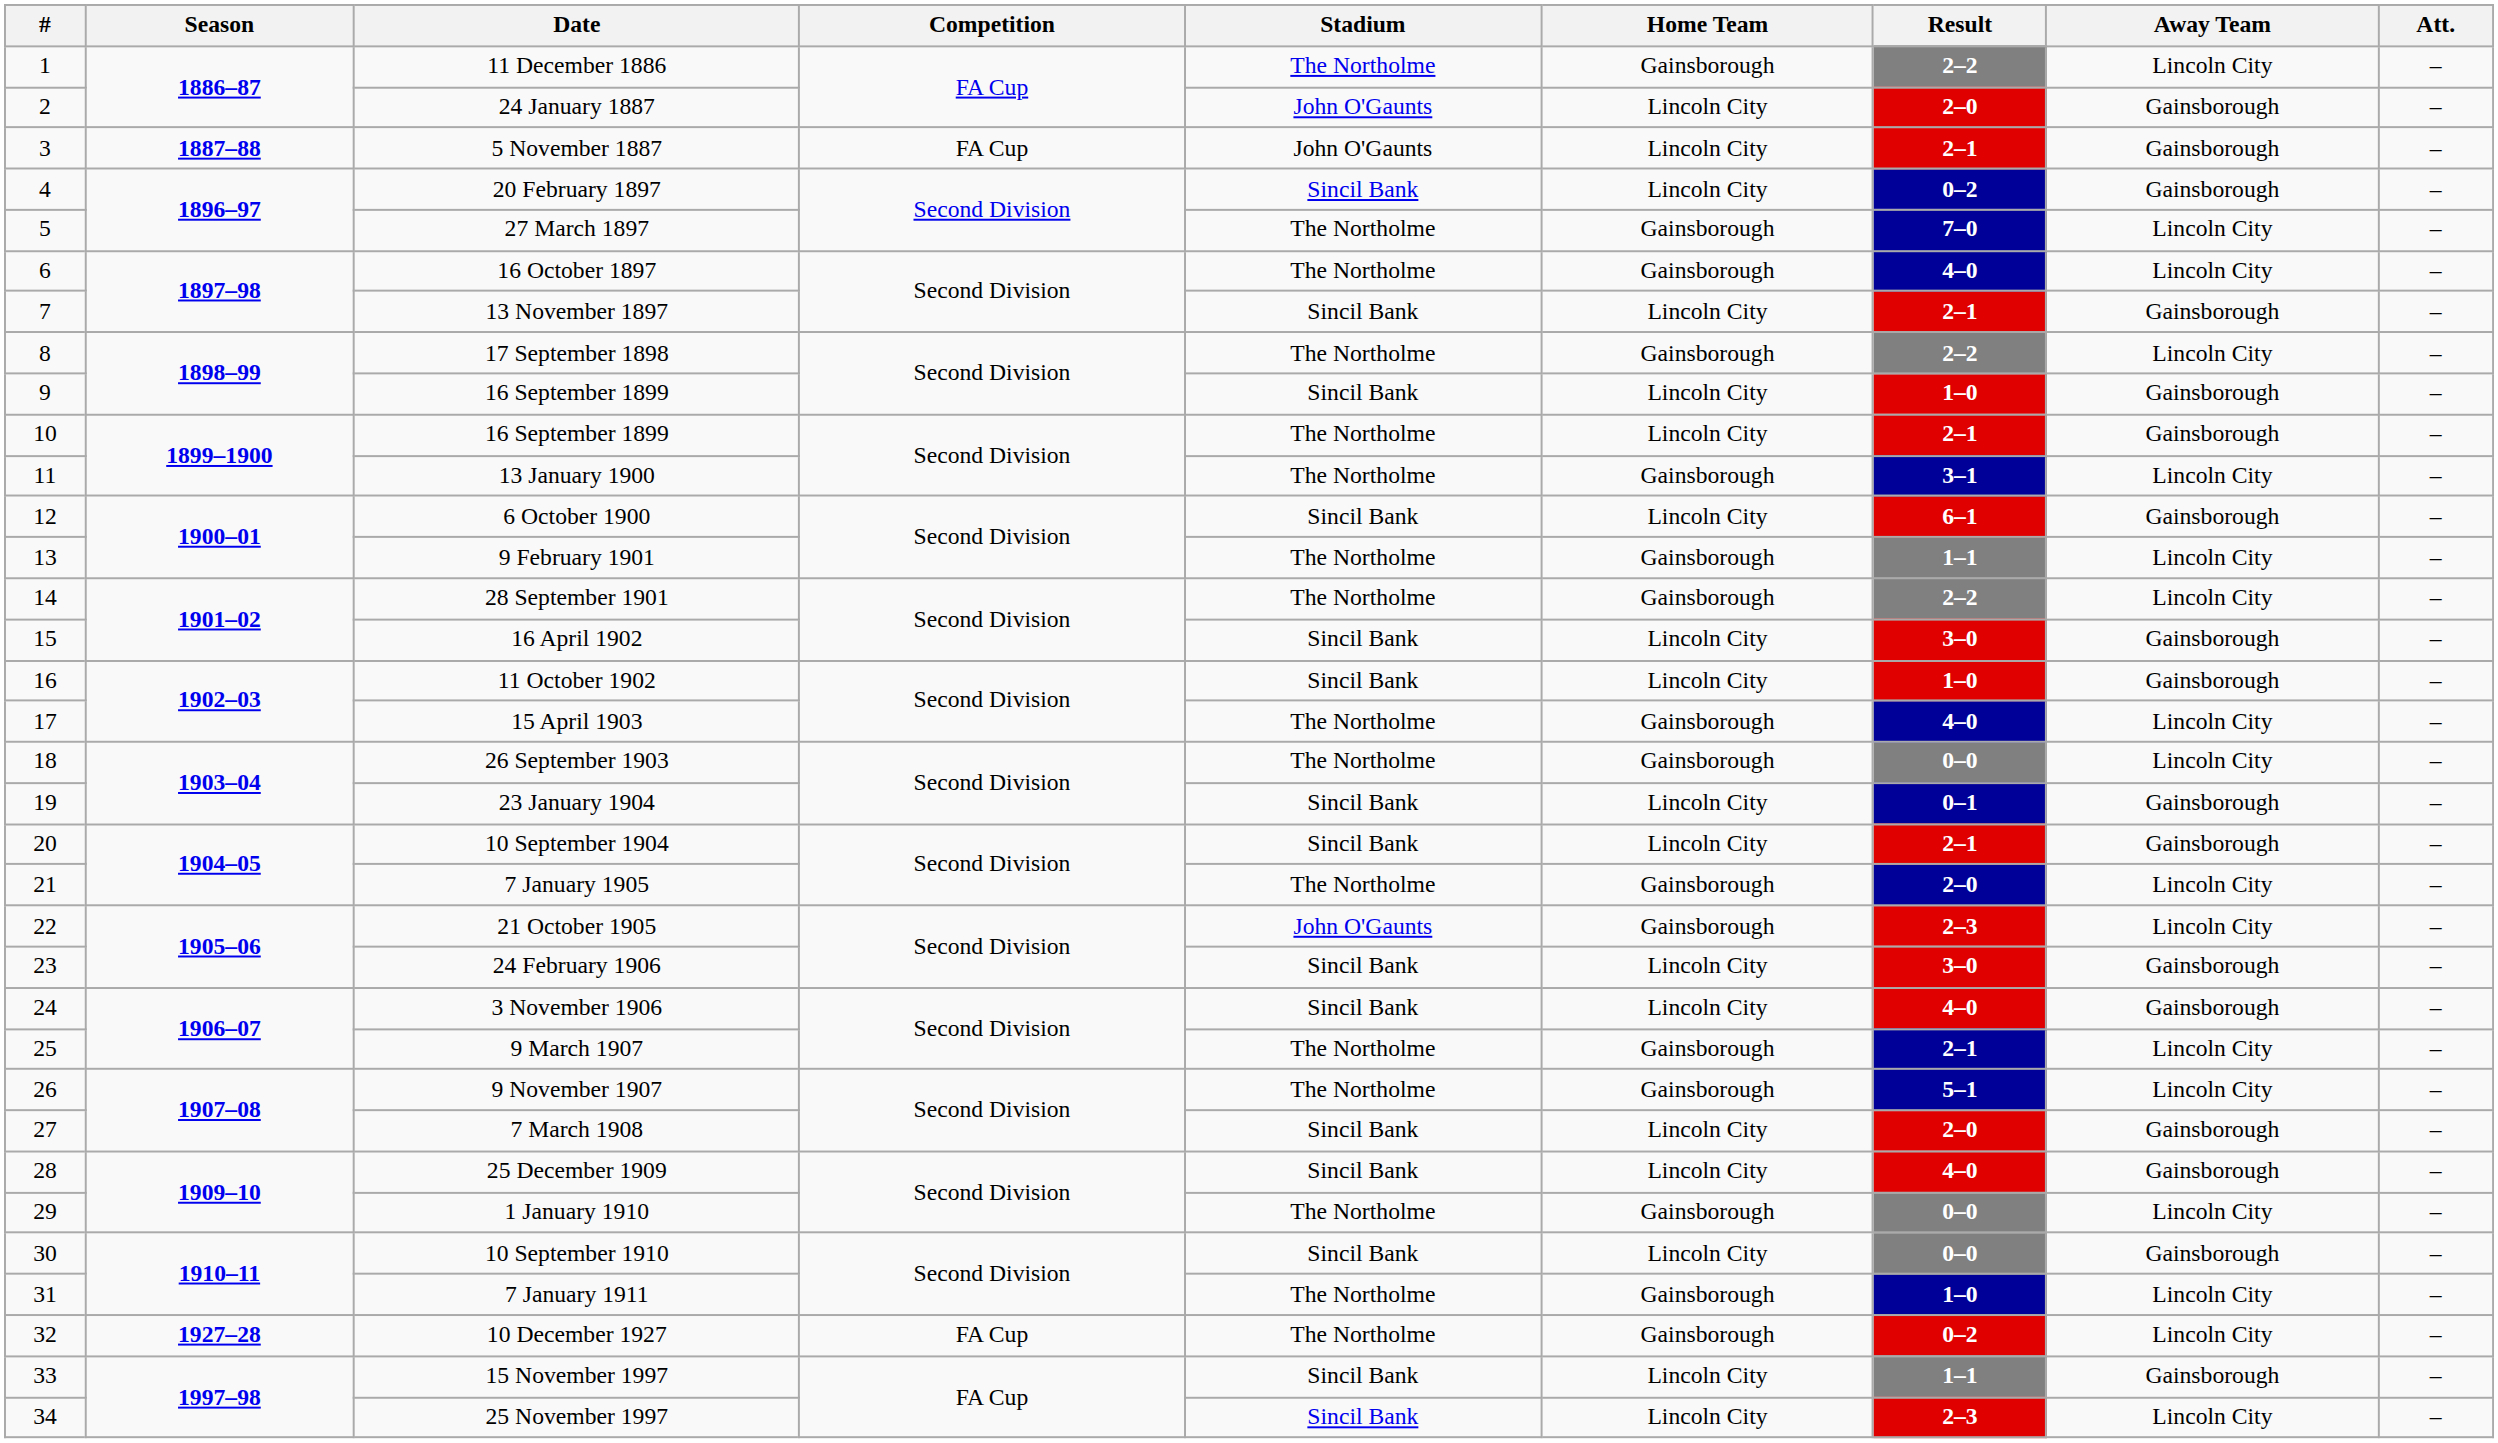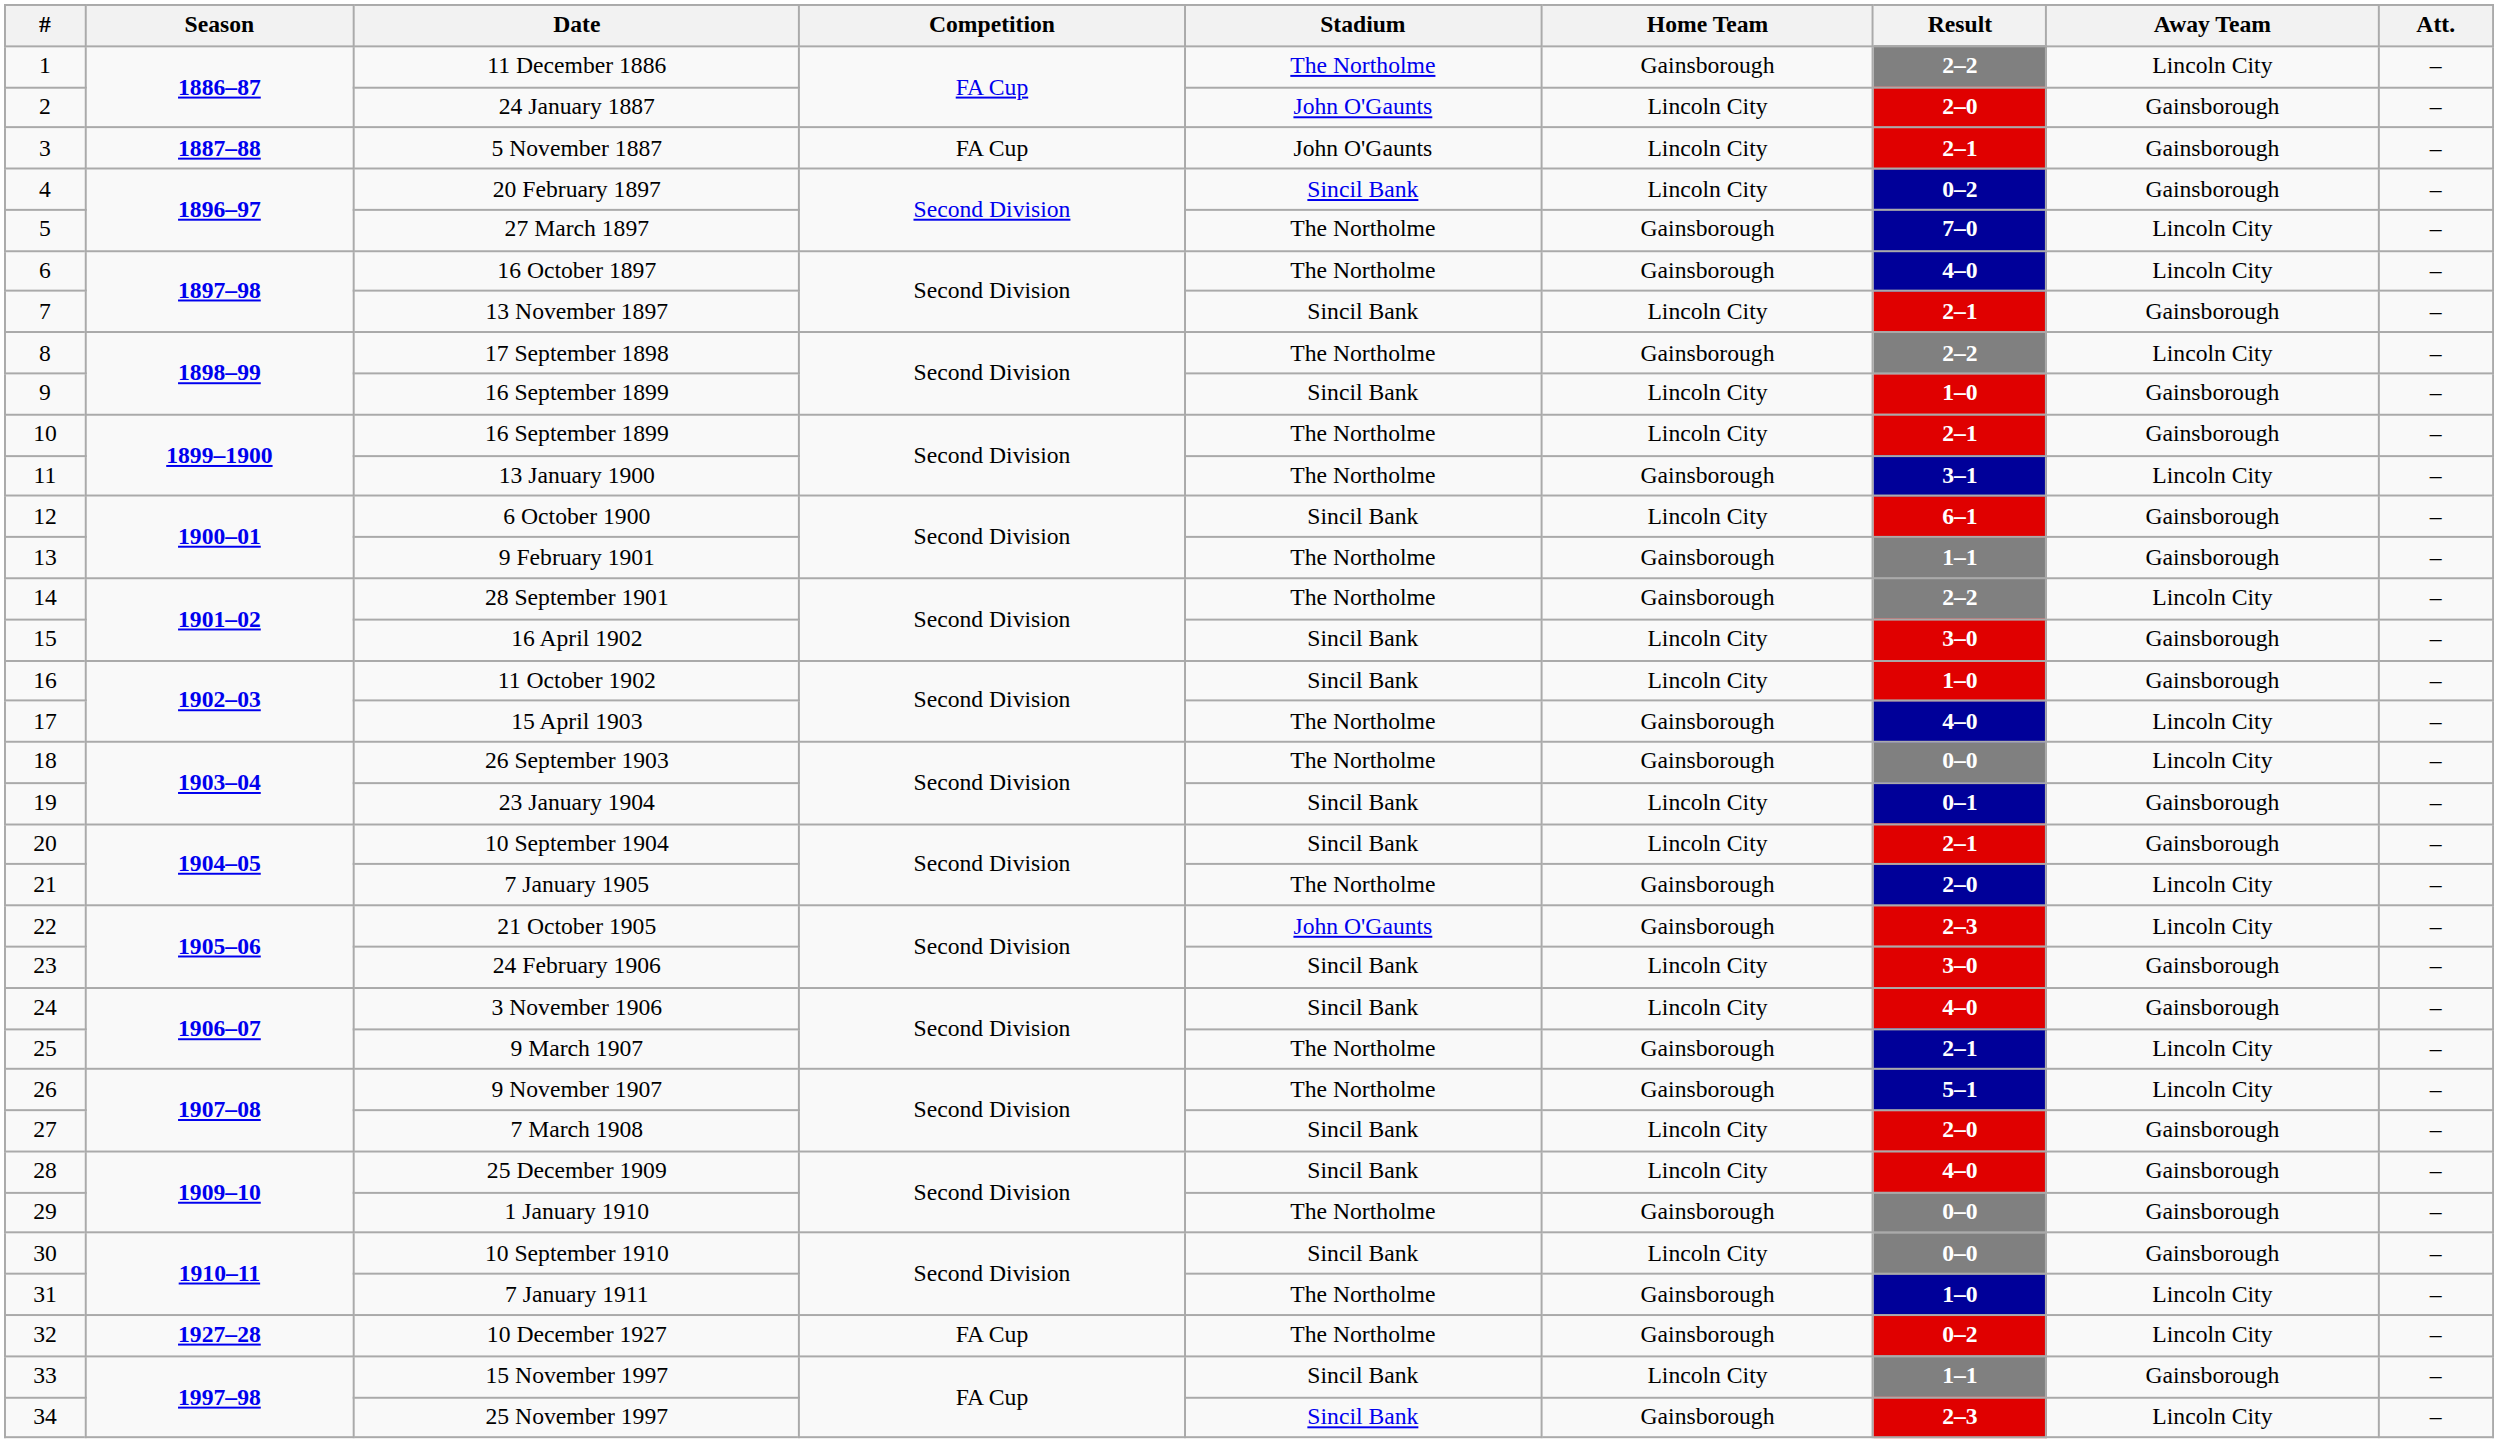(2212, 557) Lincoln City -> (2212, 557) Gainsborough
(2212, 1212) Lincoln City -> (2212, 1212) Gainsborough
(1707, 1416) Lincoln City -> (1707, 1416) Gainsborough
